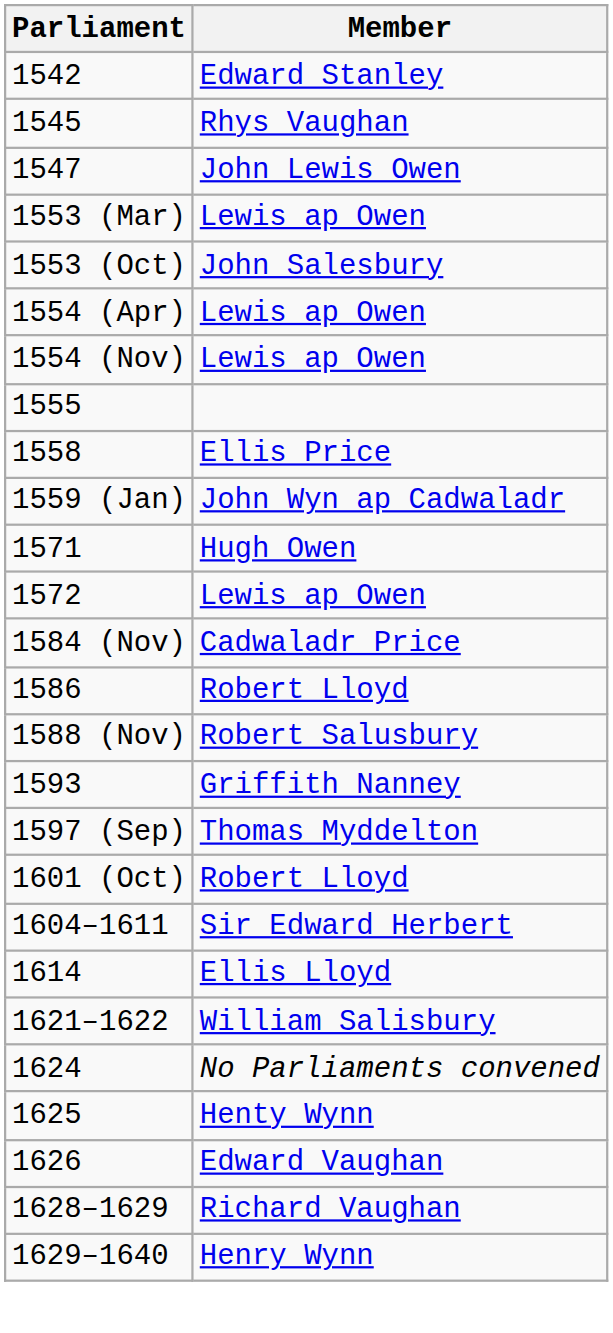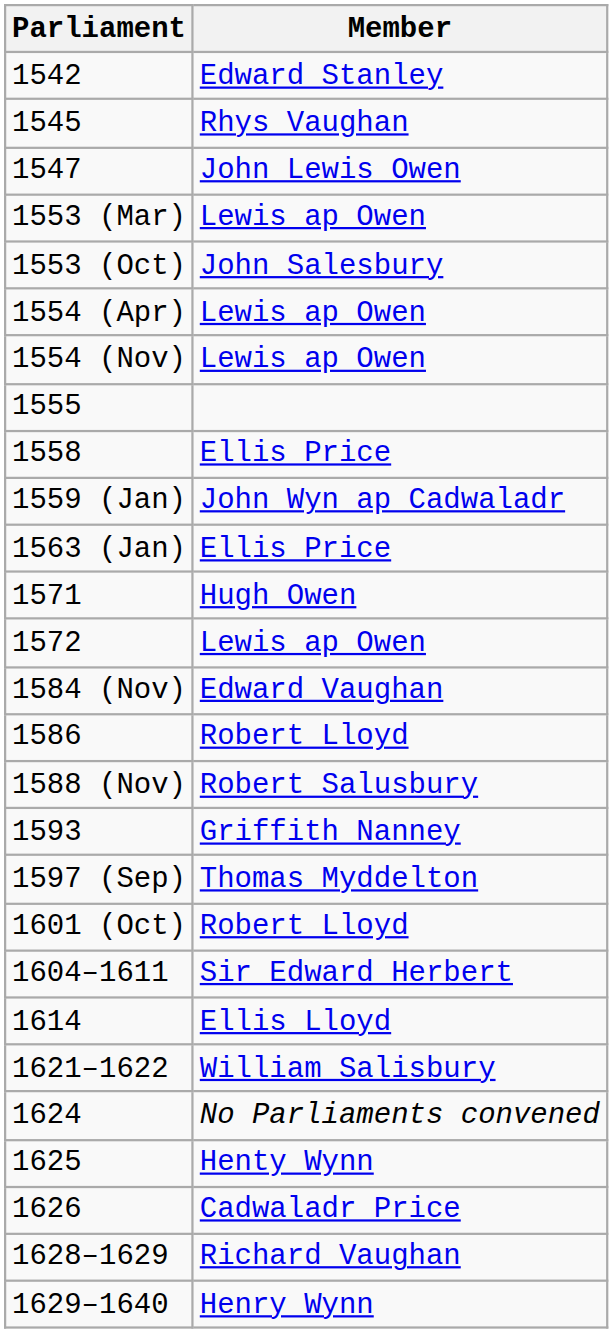+ row: (99, 548)
(330, 643) Cadwaladr Price -> (322, 690) Edward Vaughan
(322, 1163) Edward Vaughan -> (330, 1210) Cadwaladr Price
